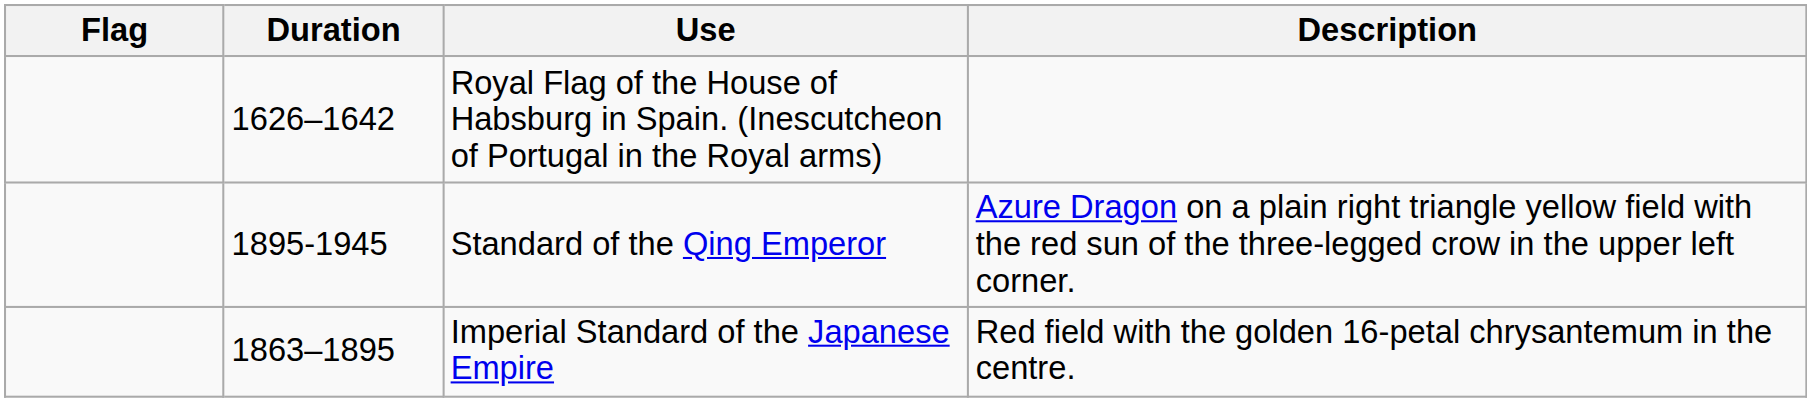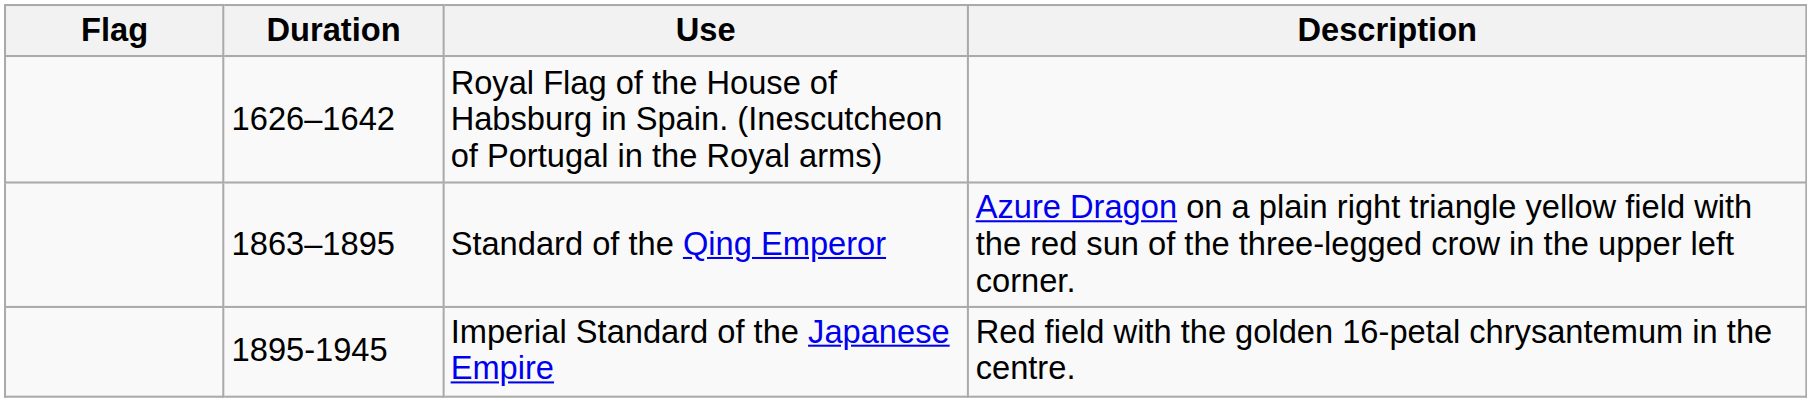(310, 244) 1895-1945 -> (313, 244) 1863–1895
(313, 350) 1863–1895 -> (310, 350) 1895-1945
